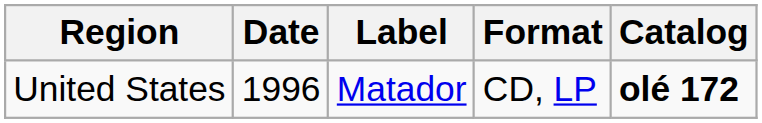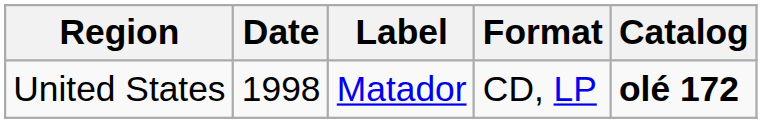(281, 88) 1996 -> (281, 88) 1998
